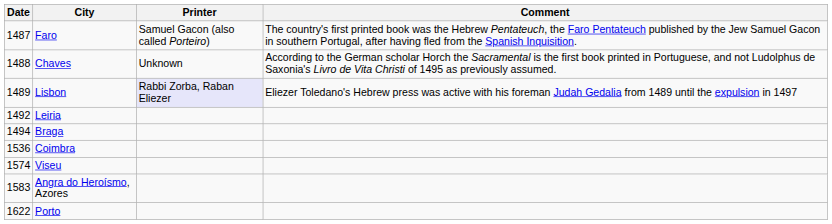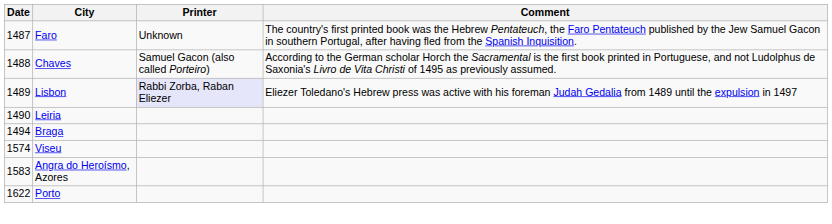(187, 35) Samuel Gacon (also called Porteiro) -> (161, 35) Unknown
(161, 64) Unknown -> (187, 64) Samuel Gacon (also called Porteiro)
(19, 115) 1492 -> (19, 115) 1490
- row: (55, 148)
